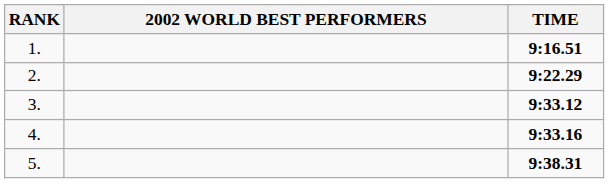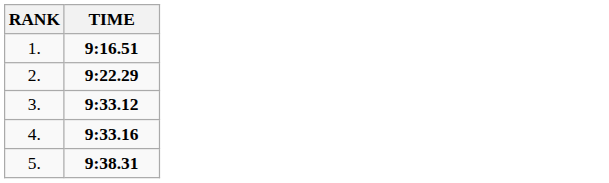- column: (286, 19)
